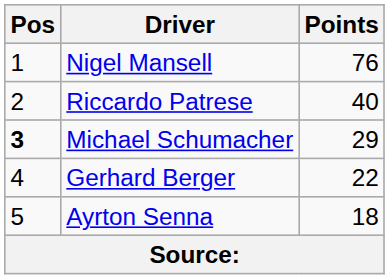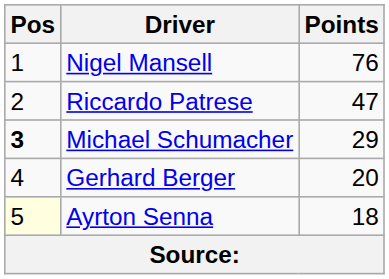(365, 101) 40 -> (365, 101) 47
(365, 178) 22 -> (365, 178) 20
(17, 217) no background -> (17, 217) lightyellow background
